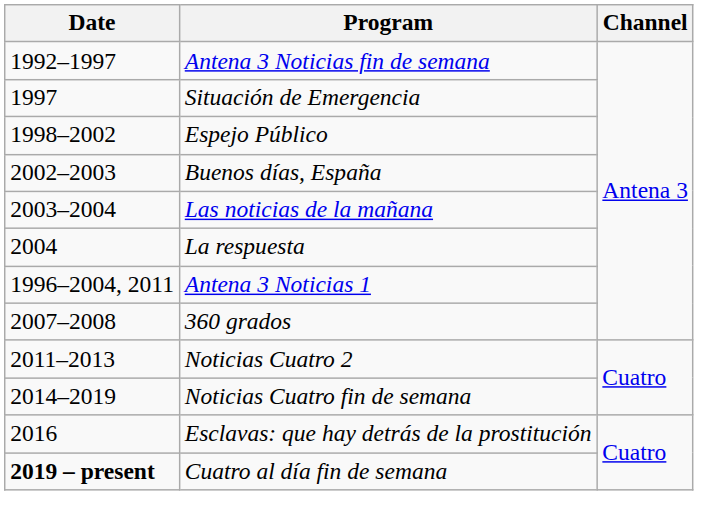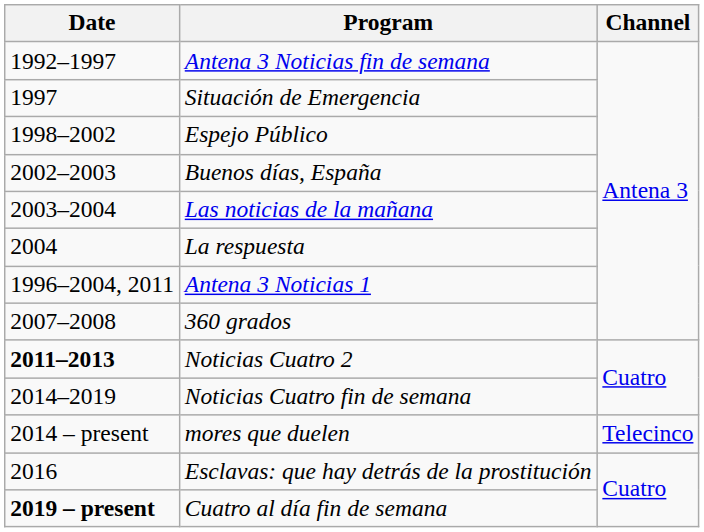(63, 358) normal -> (62, 358) bold
+ row: (267, 433)
